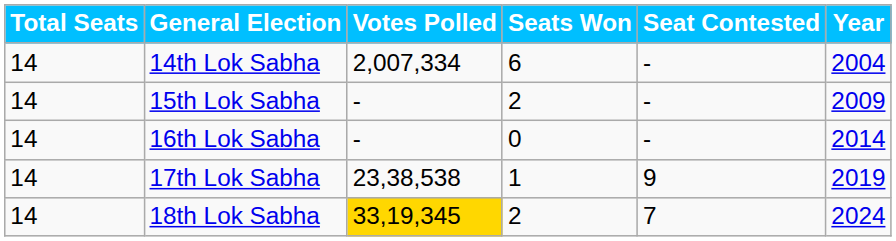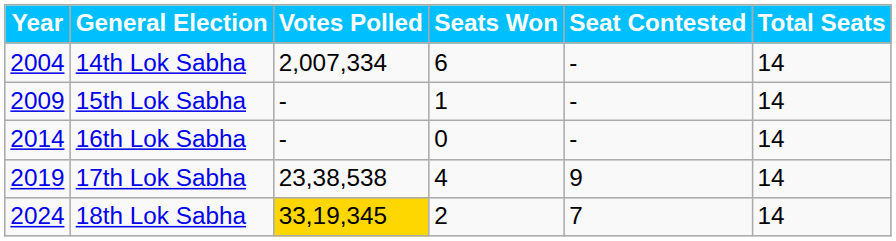columns swapped: (858, 23) <-> (74, 23)
(515, 100) 2 -> (441, 100) 1
(515, 178) 1 -> (441, 178) 4
